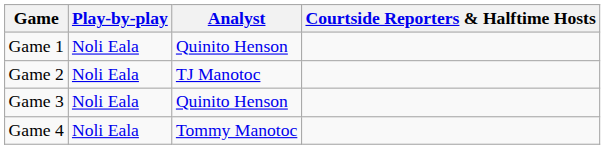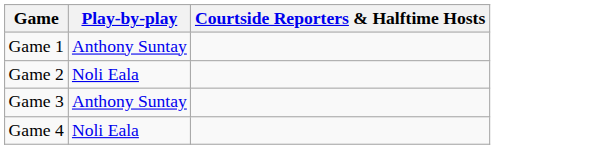- column: (237, 18)
(105, 46) Noli Eala -> (129, 46) Anthony Suntay
(105, 102) Noli Eala -> (129, 102) Anthony Suntay
